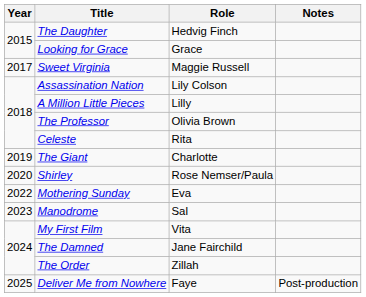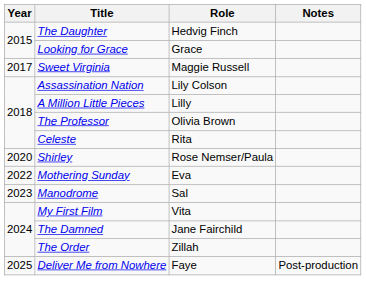- row: (62, 157)
